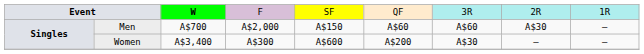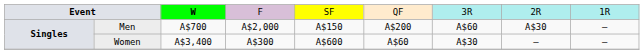(398, 26) A$60 -> (398, 26) A$200
(398, 41) A$200 -> (398, 41) A$60
